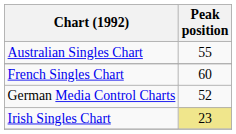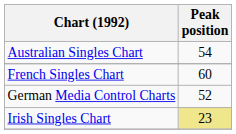(205, 52) 55 -> (205, 52) 54
